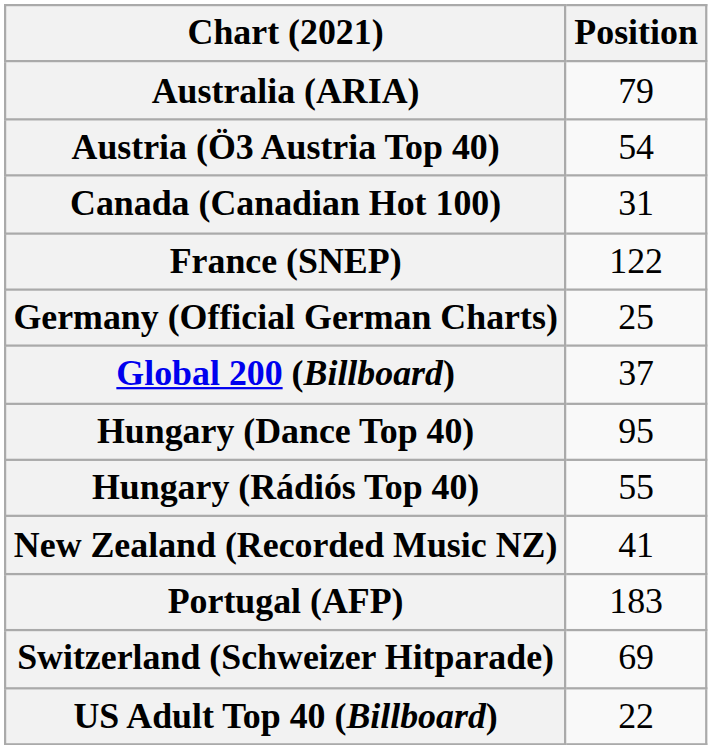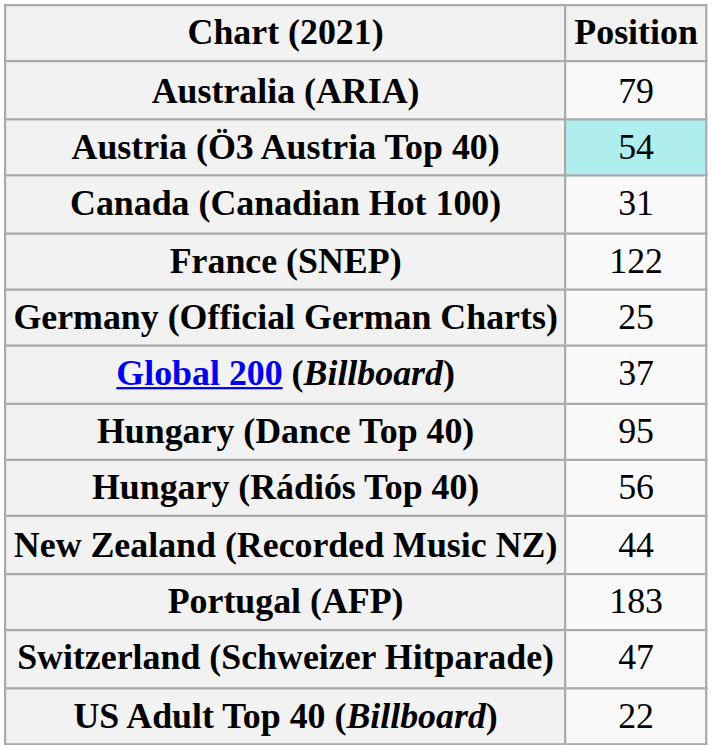(636, 146) no background -> (636, 146) paleturquoise background
(636, 487) 55 -> (636, 487) 56
(636, 544) 41 -> (636, 544) 44
(636, 658) 69 -> (636, 658) 47
